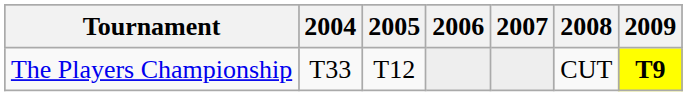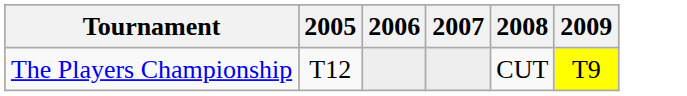- column: (330, 26)
(650, 68) bold -> (586, 68) normal
